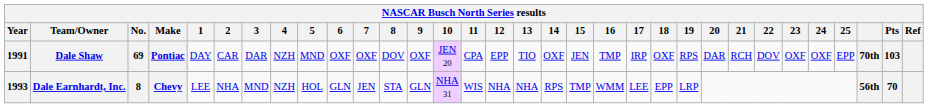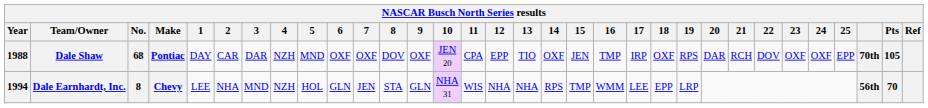(17, 56) 1991 -> (17, 56) 1988
(138, 56) 69 -> (138, 56) 68
(892, 56) 103 -> (892, 56) 105
(17, 87) 1993 -> (17, 87) 1994
